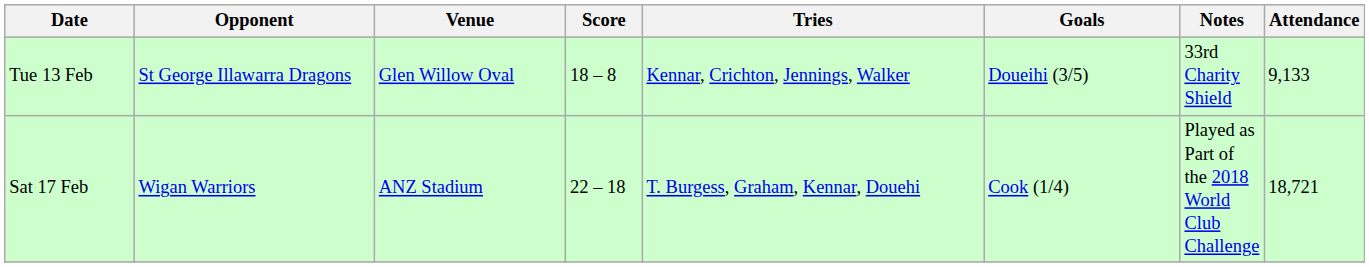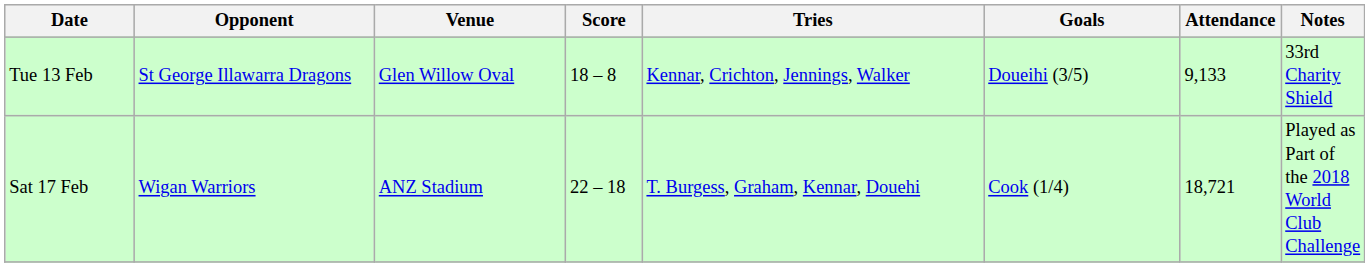columns swapped: (1314, 20) <-> (1222, 20)
